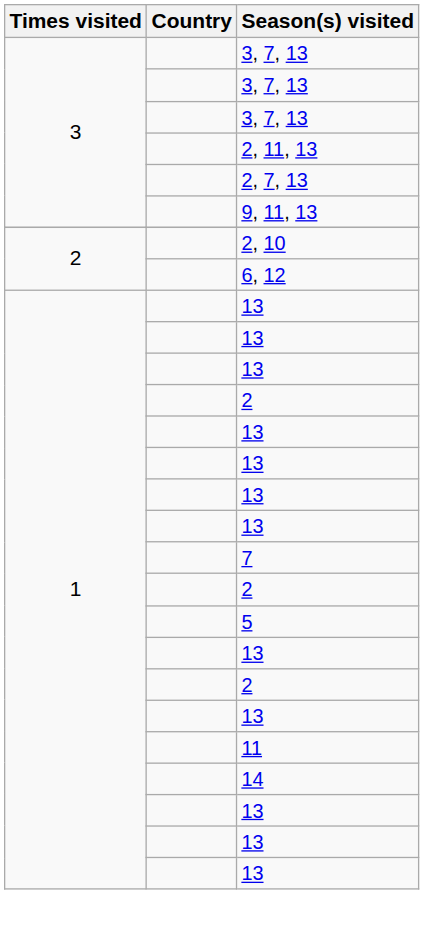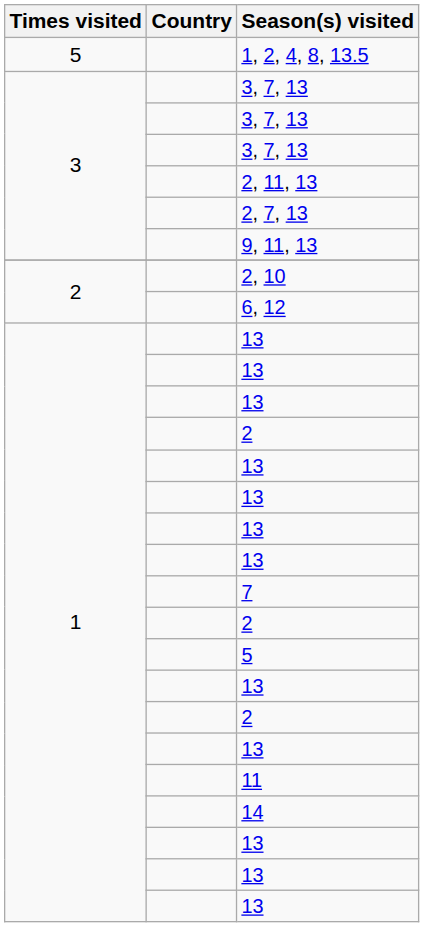+ row: (76, 54)
